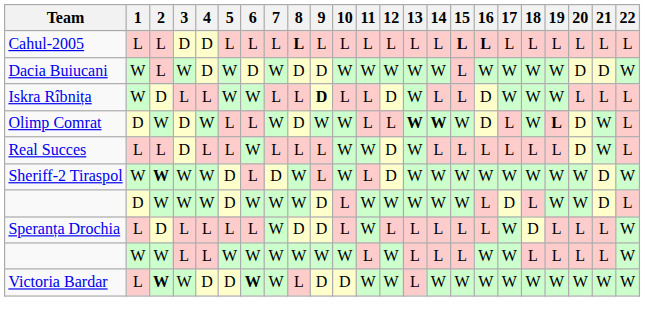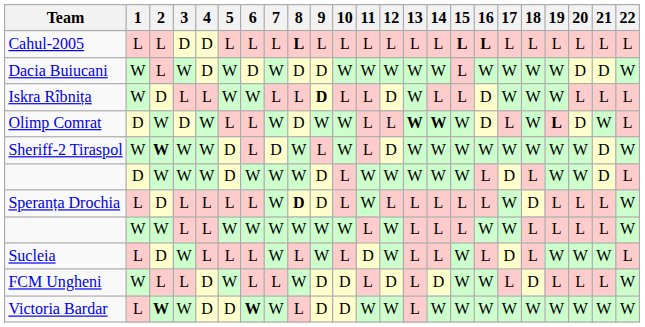- row: (47, 149)
(299, 229) normal -> (299, 202) bold
+ row: (32, 255)
+ row: (55, 282)
